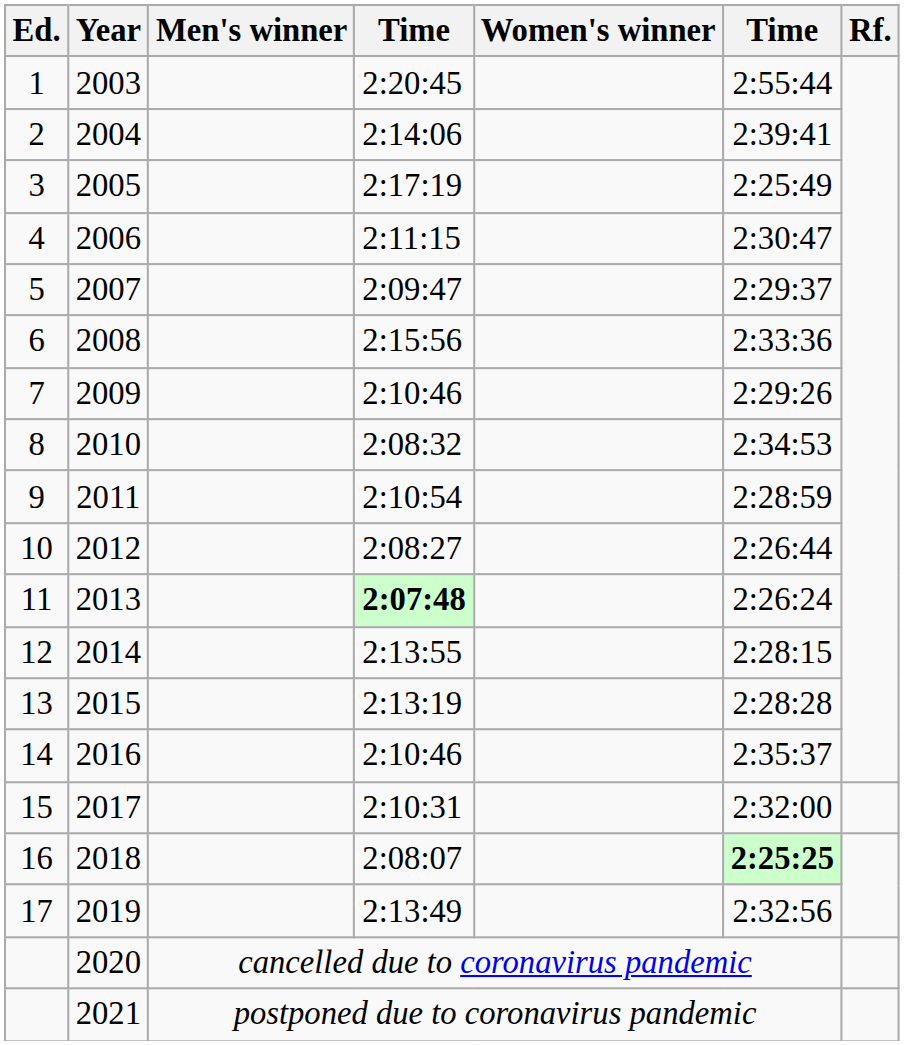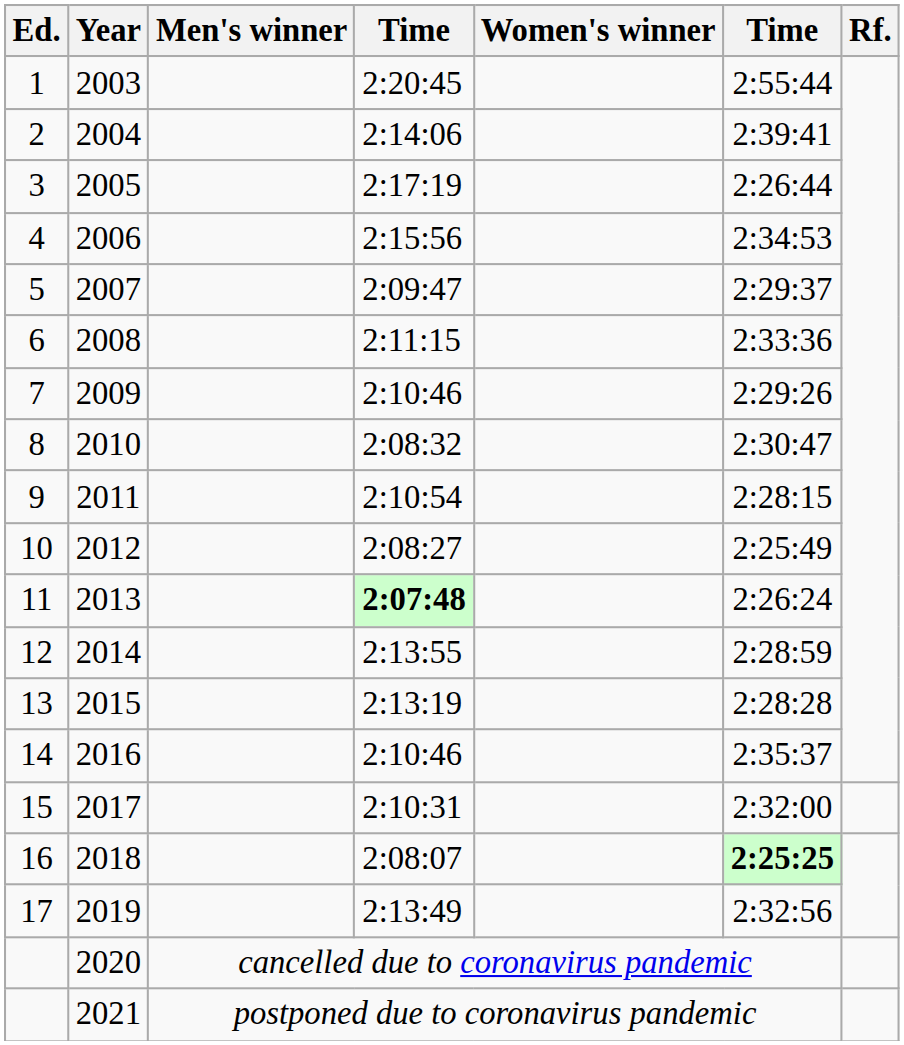(782, 185) 2:25:49 -> (782, 185) 2:26:44
(412, 237) 2:11:15 -> (412, 237) 2:15:56
(782, 237) 2:30:47 -> (782, 237) 2:34:53
(412, 340) 2:15:56 -> (412, 340) 2:11:15
(782, 444) 2:34:53 -> (782, 444) 2:30:47
(782, 496) 2:28:59 -> (782, 496) 2:28:15
(782, 548) 2:26:44 -> (782, 548) 2:25:49
(782, 651) 2:28:15 -> (782, 651) 2:28:59
